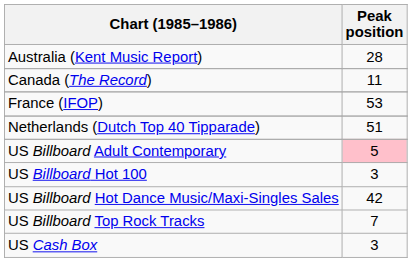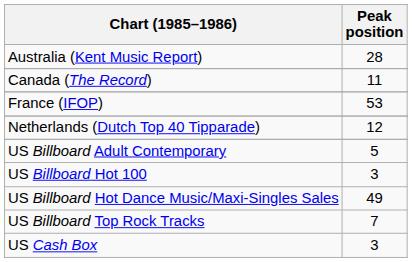(374, 127) 51 -> (374, 127) 12
(375, 151) pink background -> (375, 151) no background
(374, 198) 42 -> (374, 198) 49
